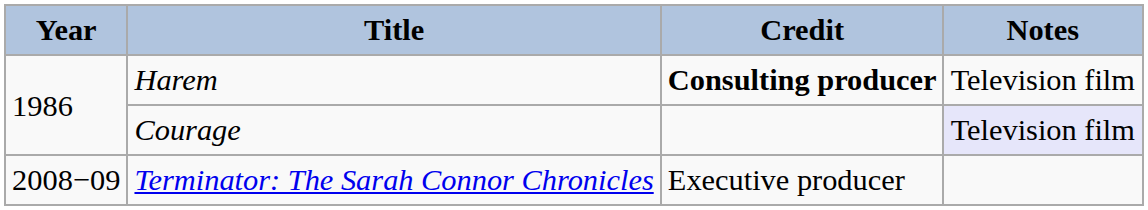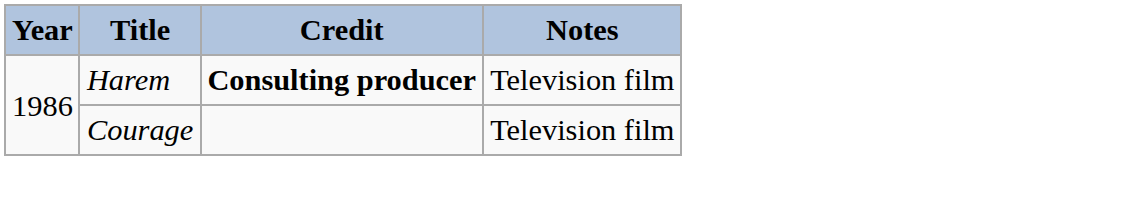(1043, 130) lavender background -> (582, 130) no background
- row: (394, 180)
